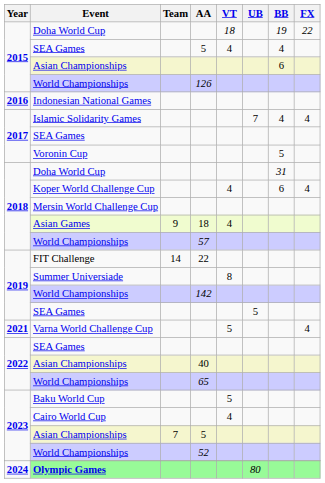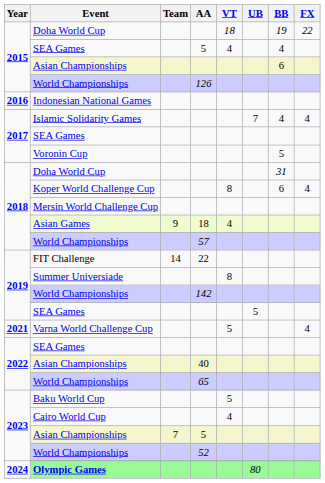(229, 188) 4 -> (229, 188) 8
